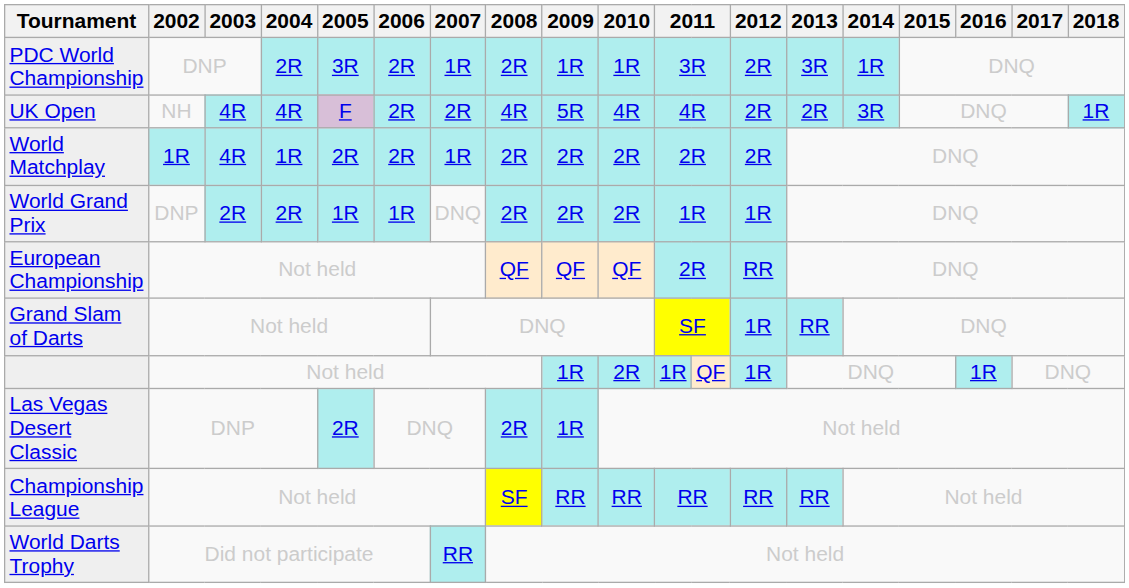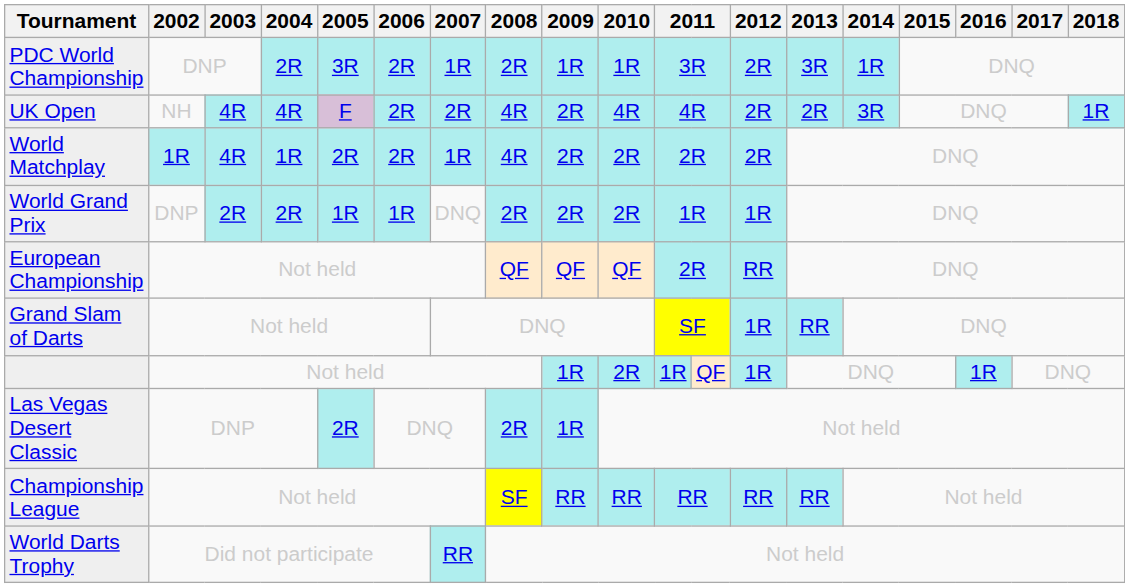(570, 111) 5R -> (570, 111) 2R
(514, 156) 2R -> (514, 156) 4R
